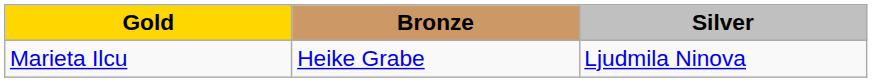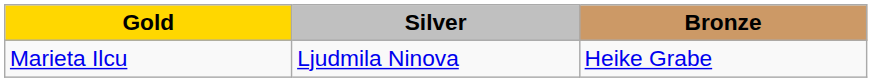columns swapped: (723, 22) <-> (436, 22)
